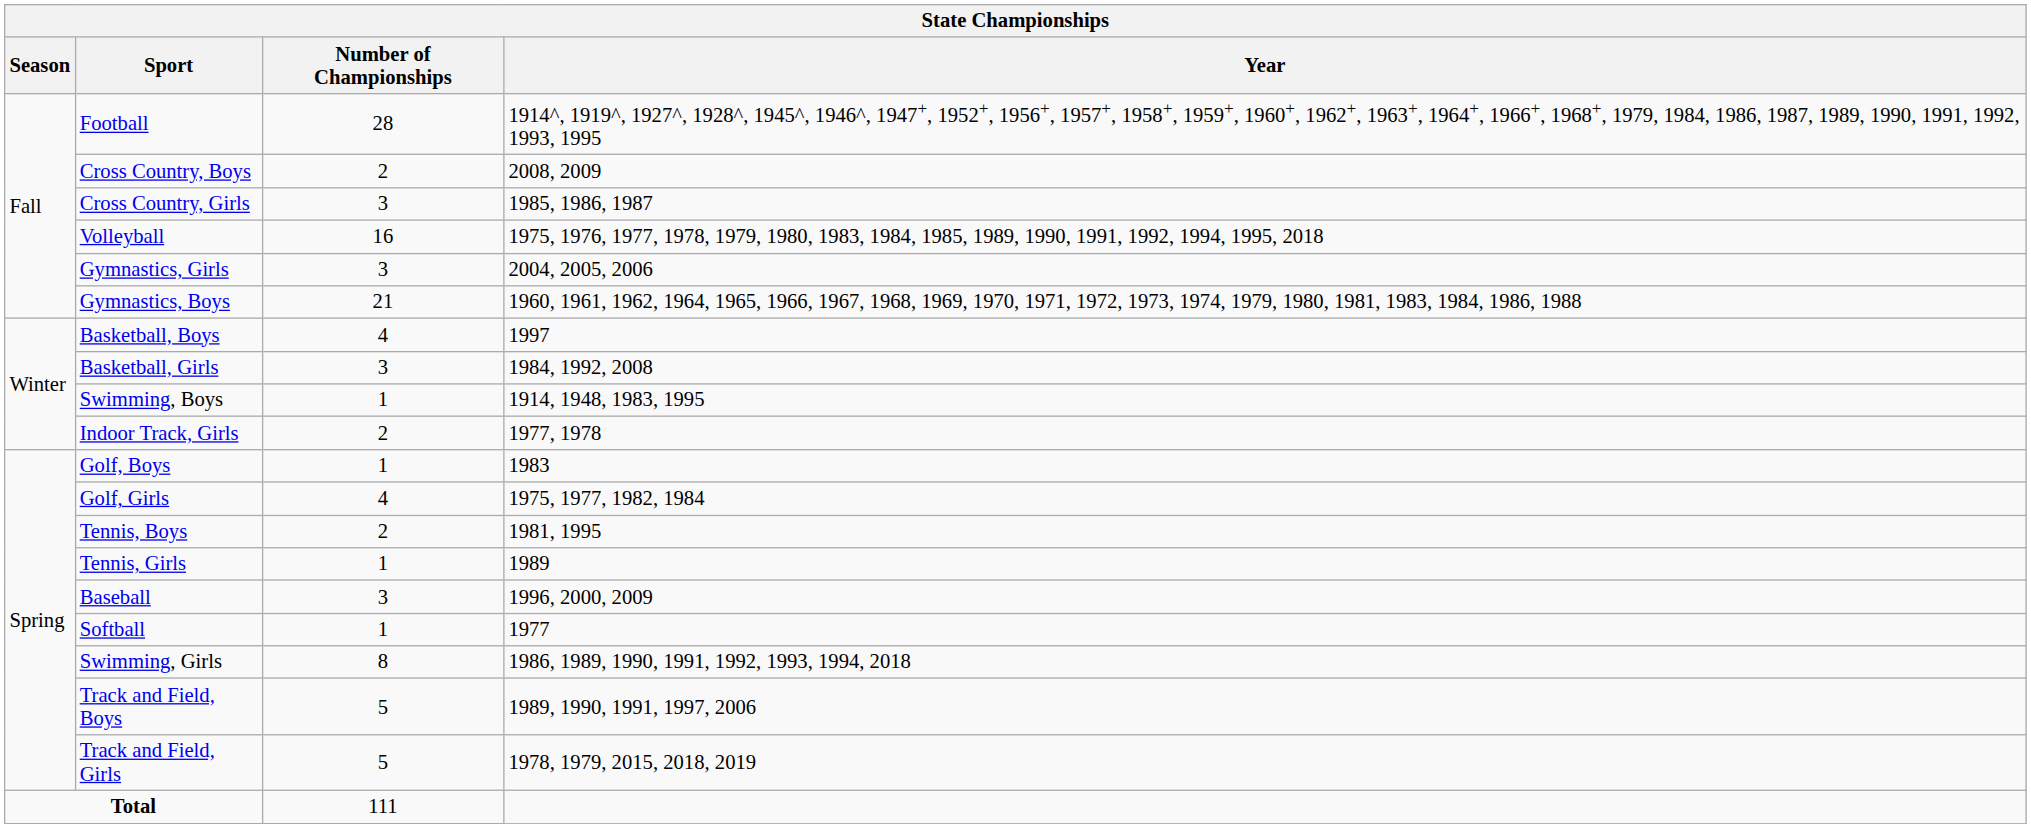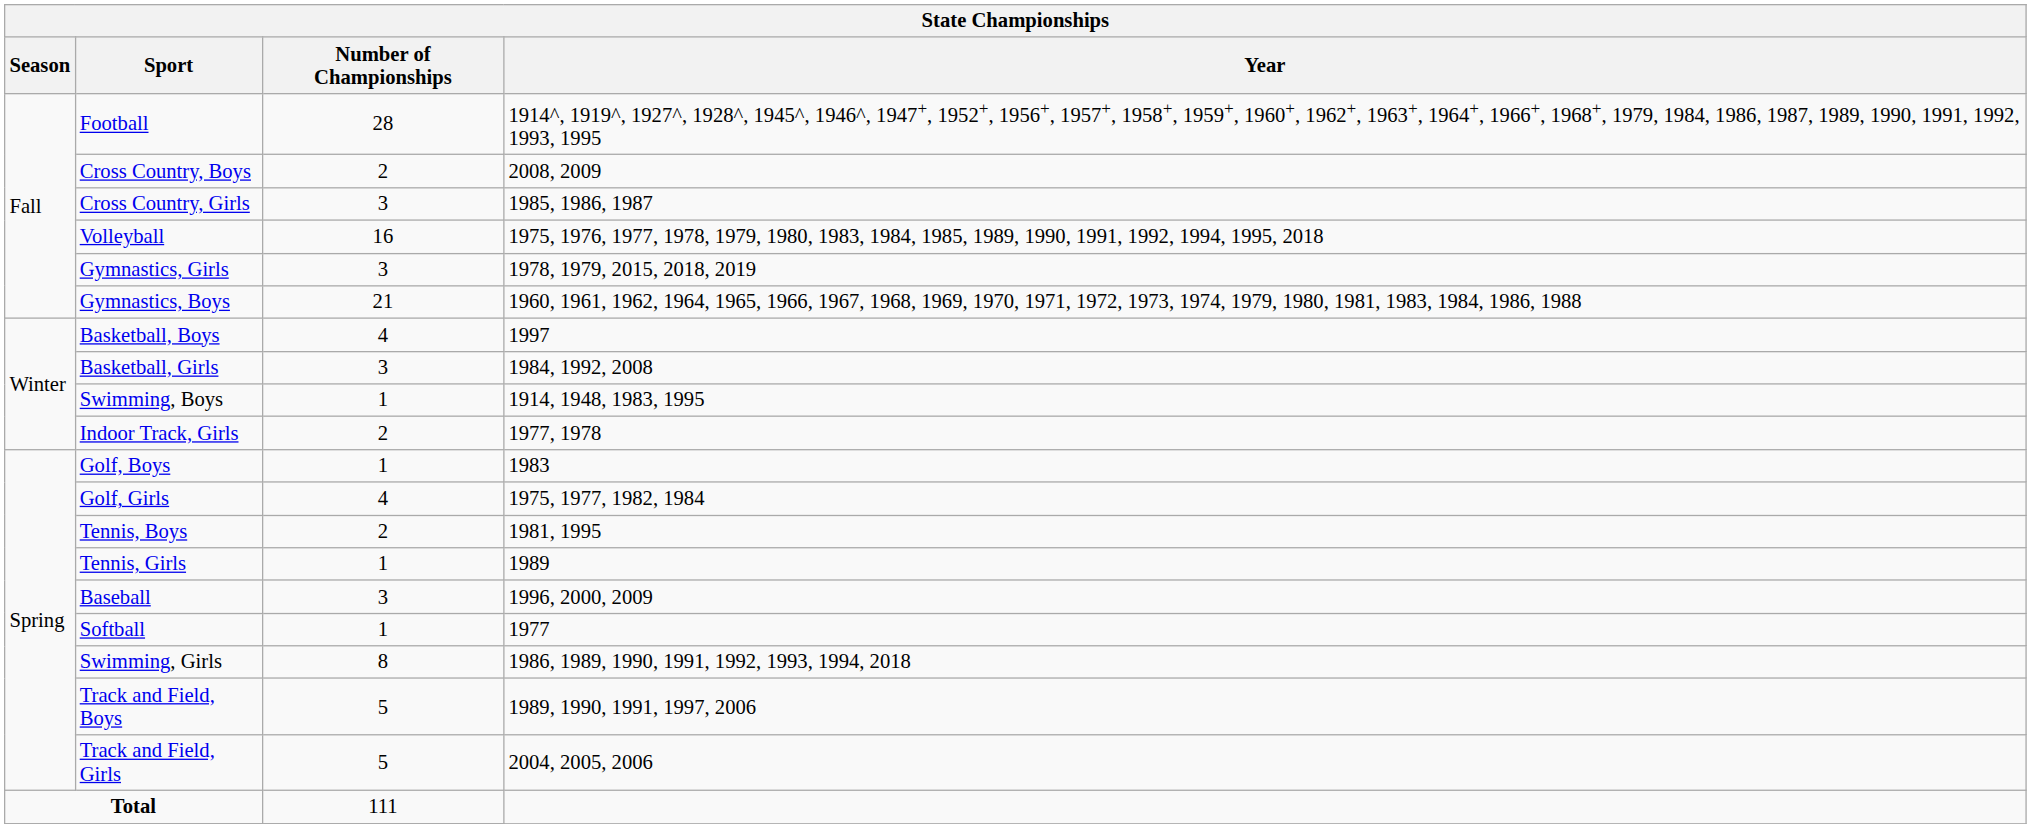(581, 269) 2004, 2005, 2006 -> (632, 269) 1978, 1979, 2015, 2018, 2019
(632, 762) 1978, 1979, 2015, 2018, 2019 -> (581, 762) 2004, 2005, 2006
